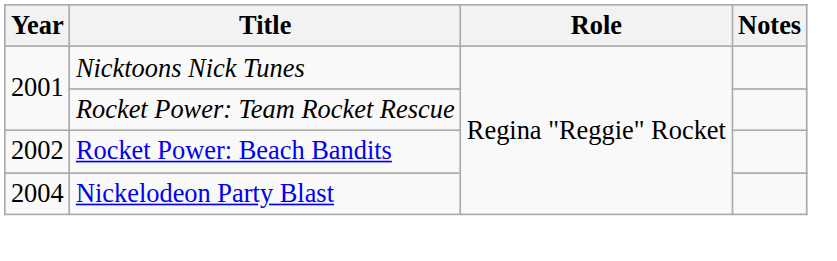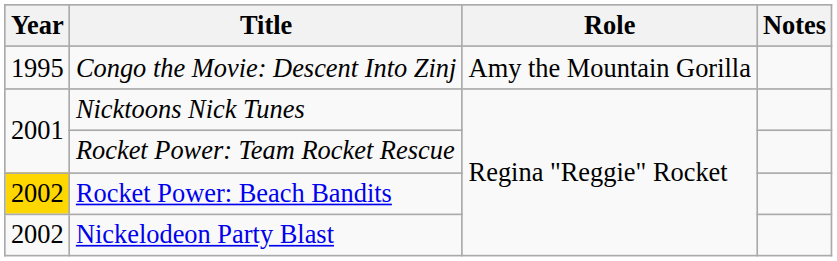+ row: (266, 67)
(37, 151) no background -> (37, 192) gold background
(37, 192) 2004 -> (37, 234) 2002
